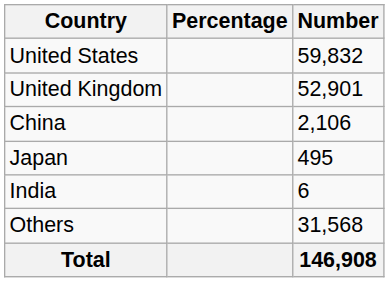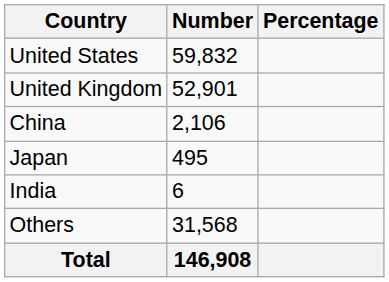columns swapped: (338, 21) <-> (230, 21)
